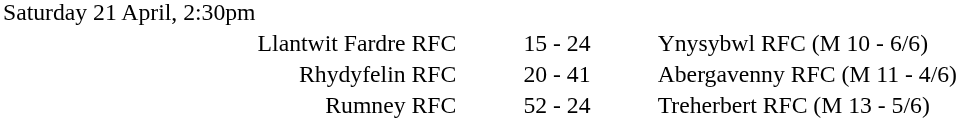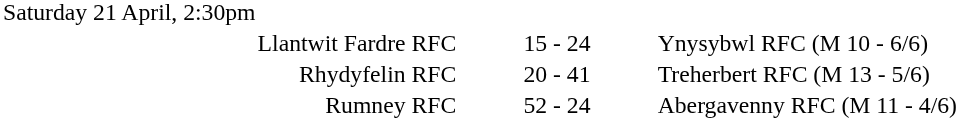(807, 74) Abergavenny RFC (M 11 - 4/6) -> (794, 74) Treherbert RFC (M 13 - 5/6)
(794, 105) Treherbert RFC (M 13 - 5/6) -> (807, 105) Abergavenny RFC (M 11 - 4/6)
